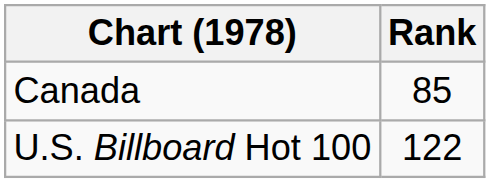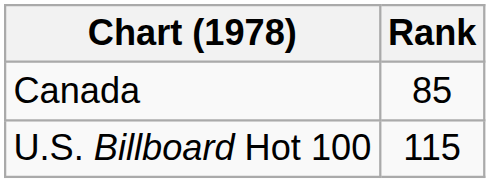(432, 147) 122 -> (432, 147) 115
